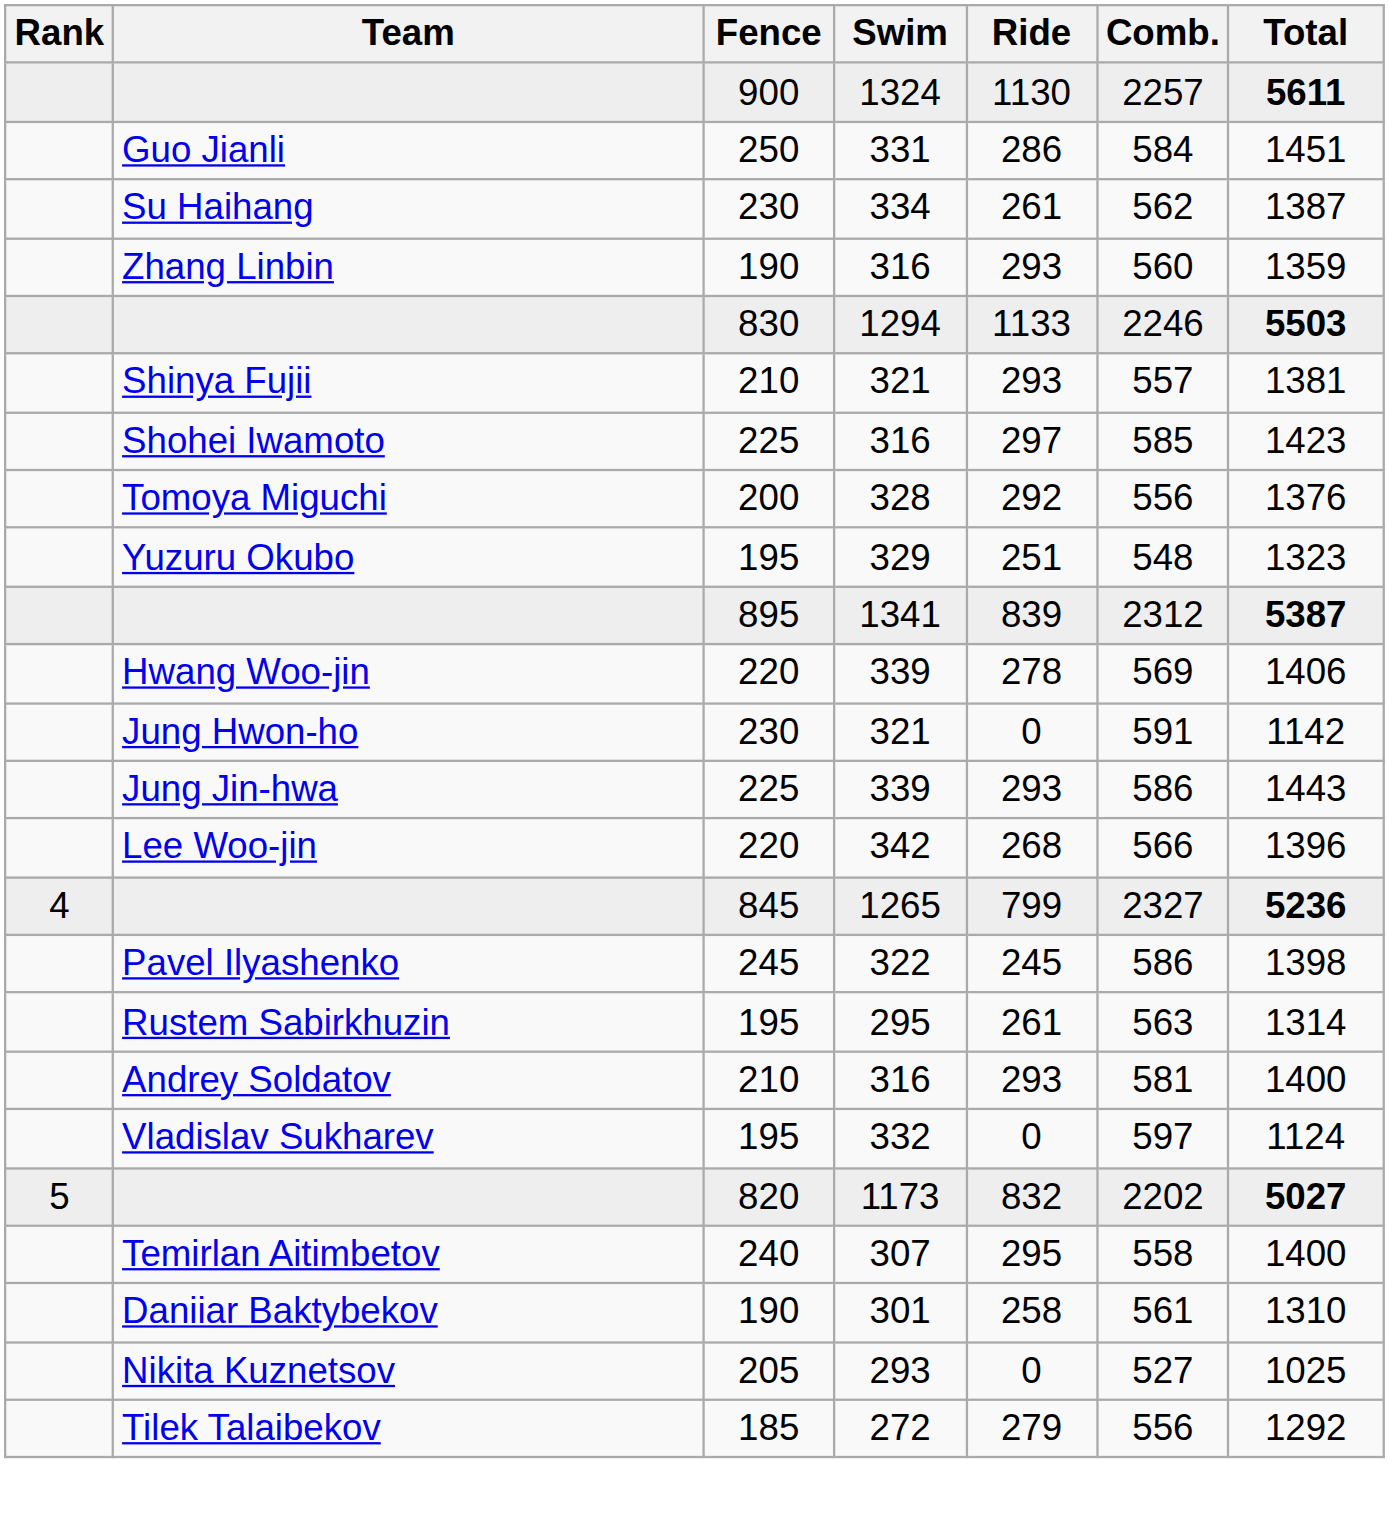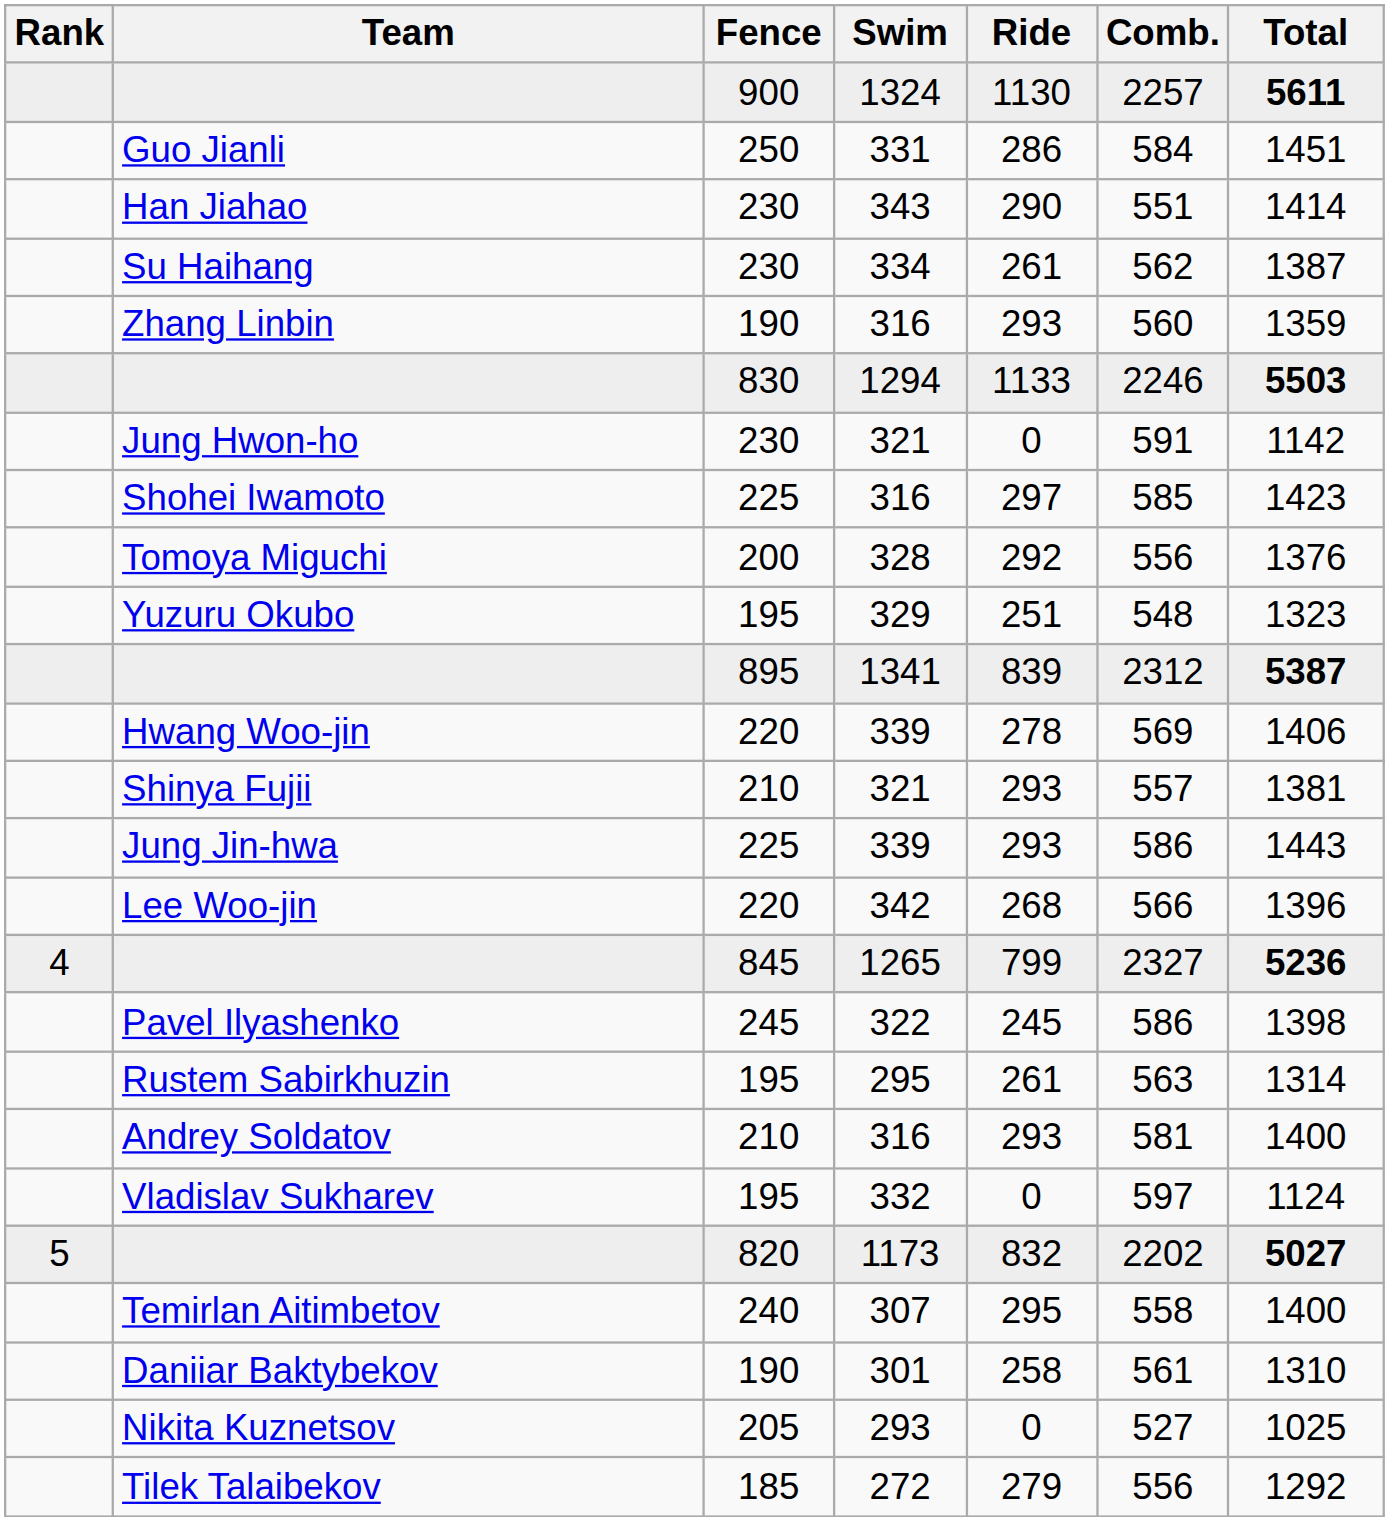+ row: (215, 207)
rows swapped: (217, 382) <-> (240, 730)
